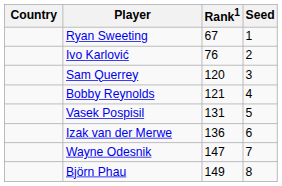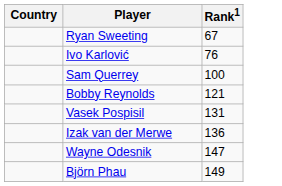- column: (260, 15)
(215, 75) 120 -> (215, 75) 100
